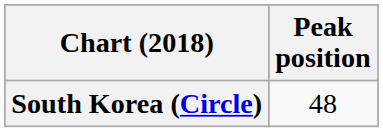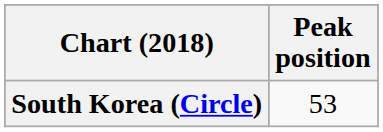(323, 103) 48 -> (323, 103) 53
